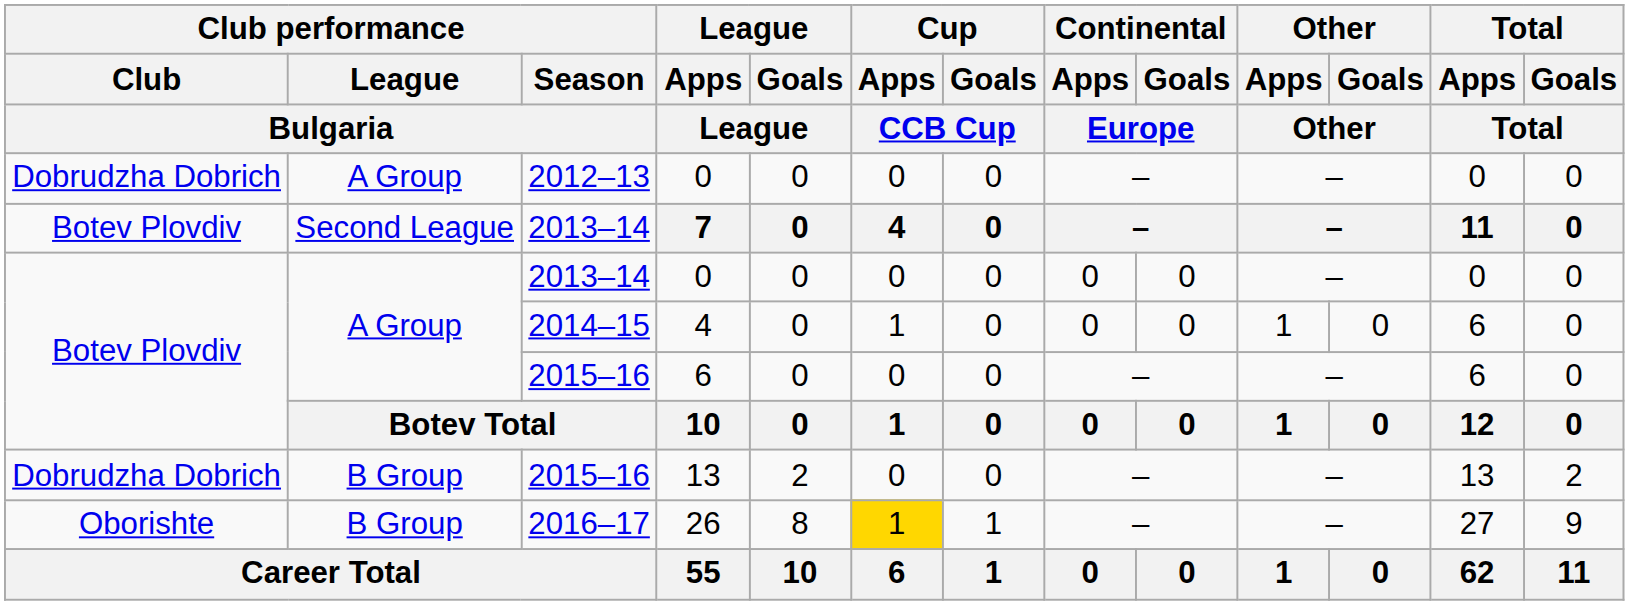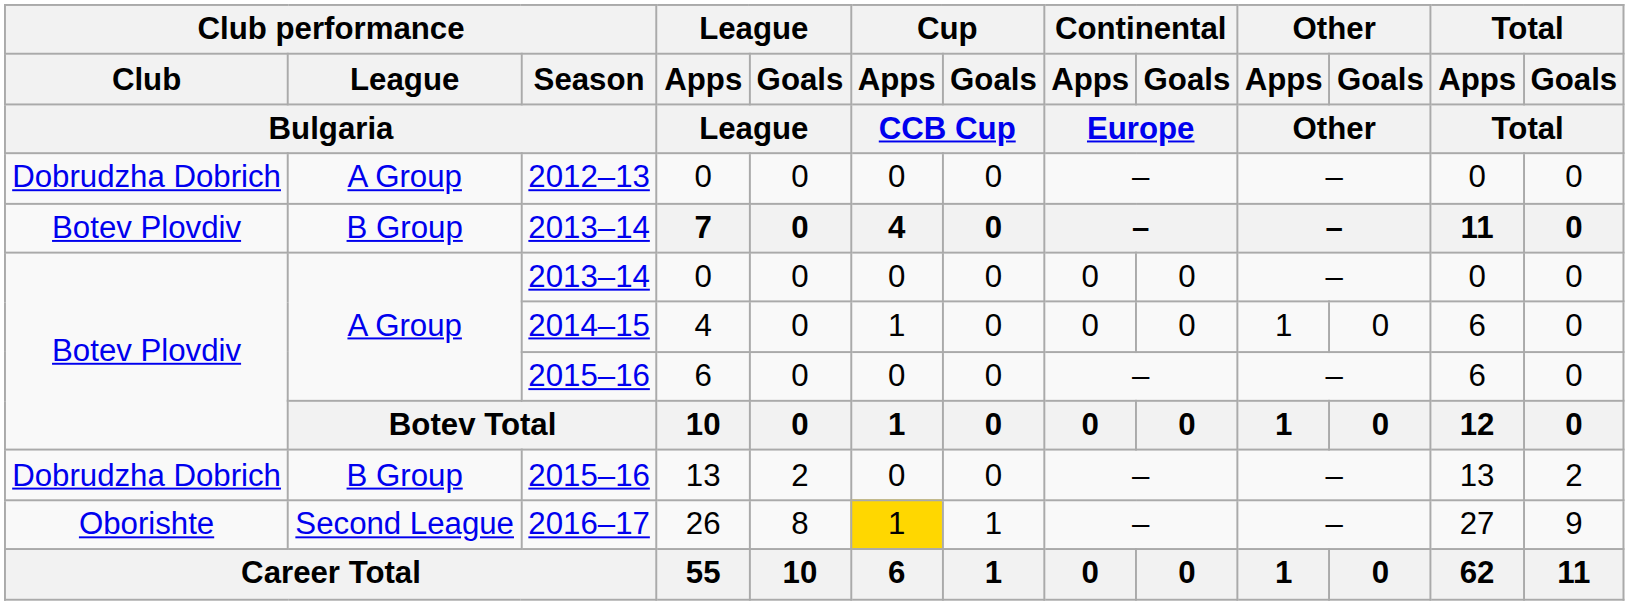(405, 227) Second League -> (405, 227) B Group
(405, 524) B Group -> (405, 524) Second League
